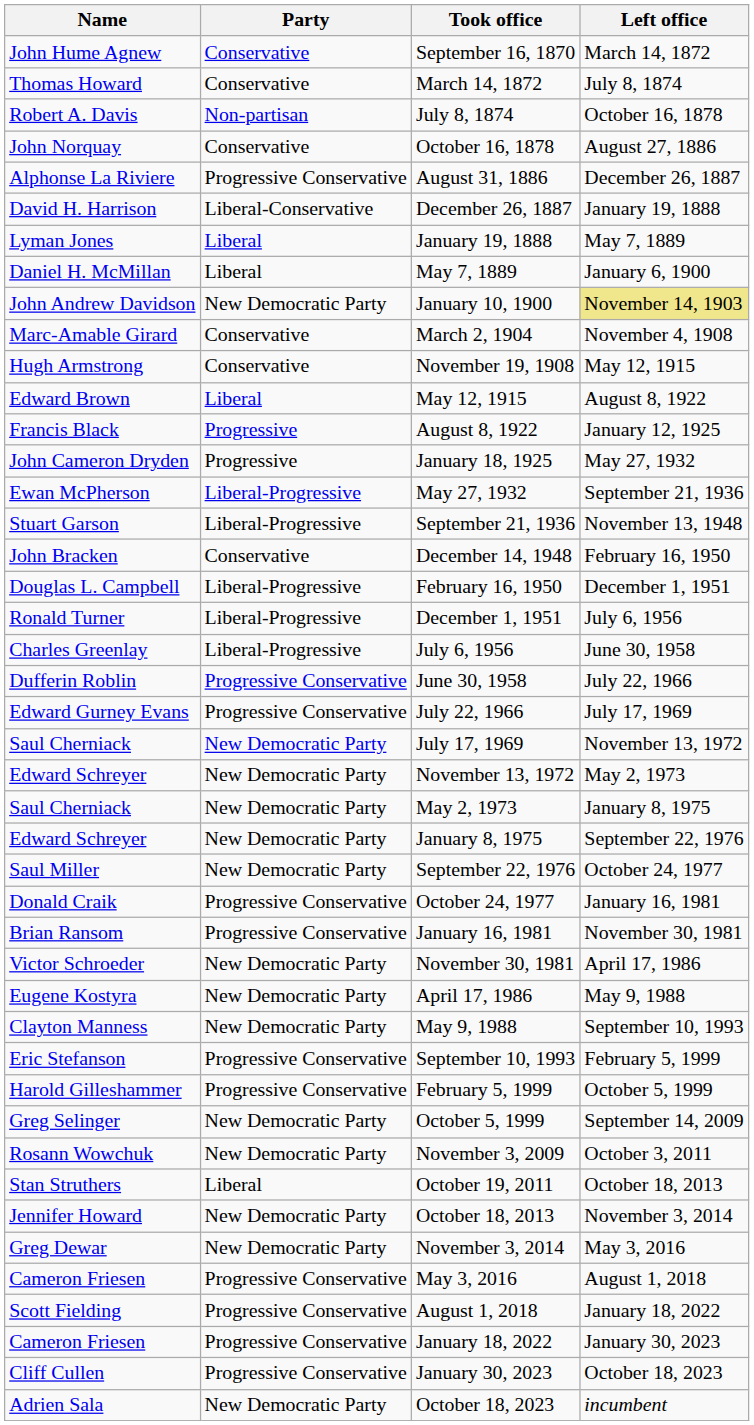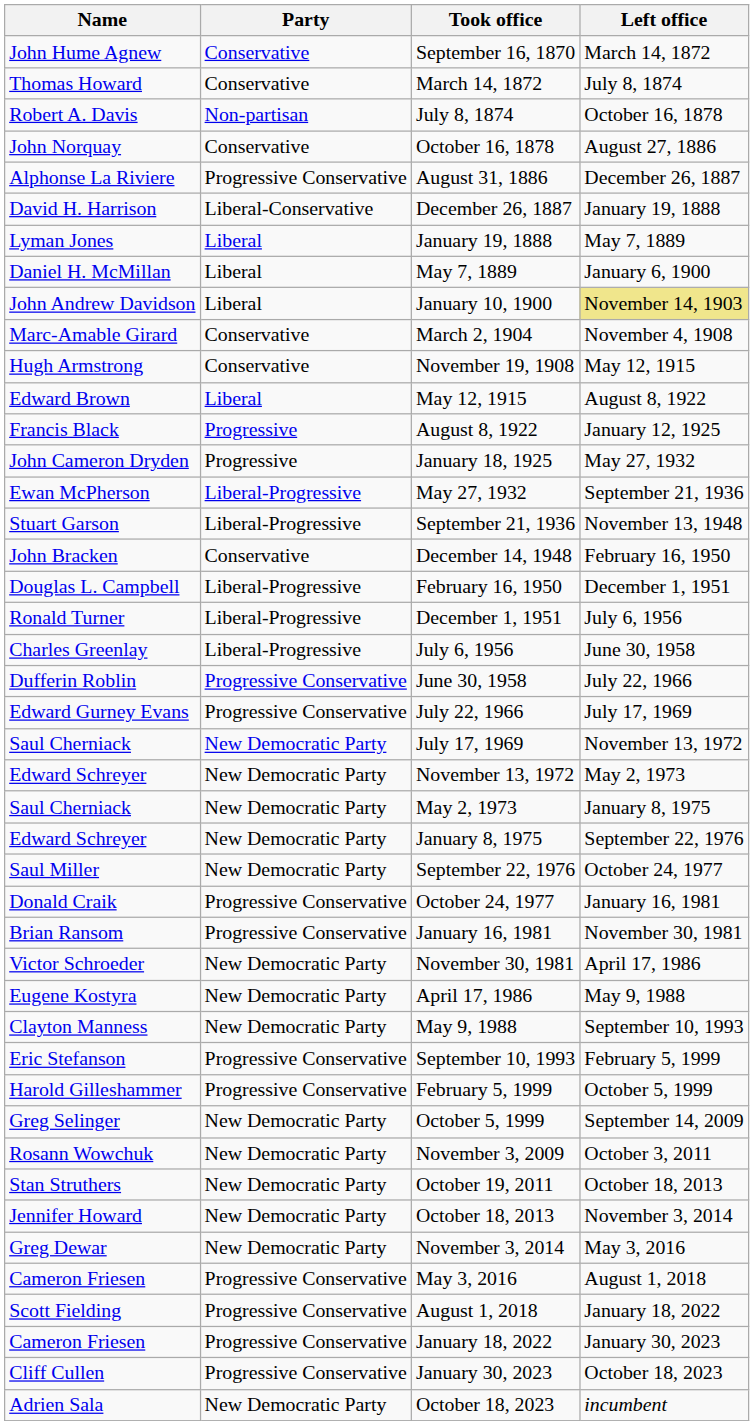(296, 303) New Democratic Party -> (233, 303) Liberal
(233, 1184) Liberal -> (296, 1184) New Democratic Party
